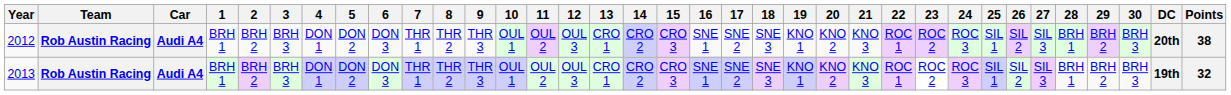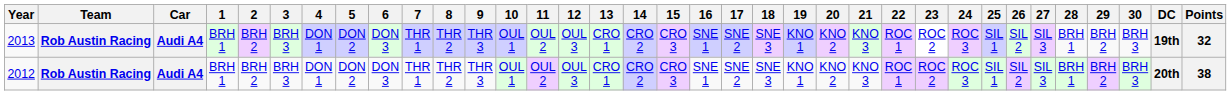rows swapped: (21, 40) <-> (21, 73)
